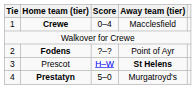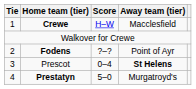(105, 24) 0–4 -> (105, 24) H–W
(105, 64) H–W -> (105, 64) 0–4
